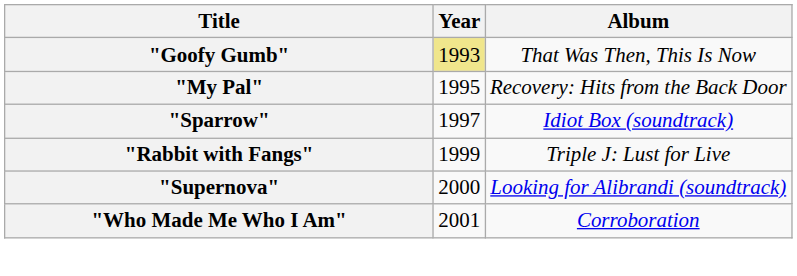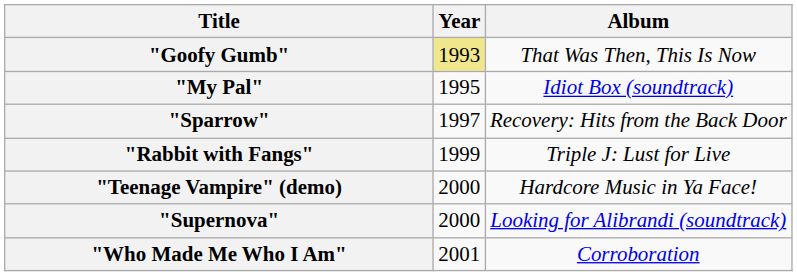(638, 87) Recovery: Hits from the Back Door -> (638, 87) Idiot Box (soundtrack)
(638, 120) Idiot Box (soundtrack) -> (638, 120) Recovery: Hits from the Back Door
+ row: (219, 187)
